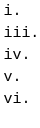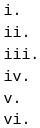+ row: (17, 33)
